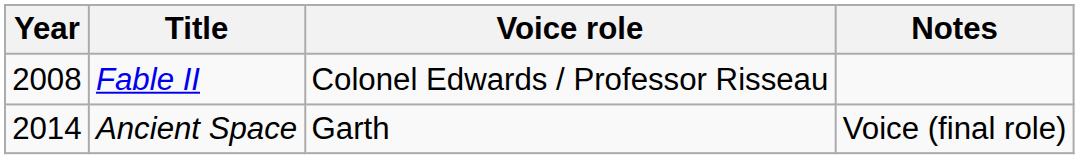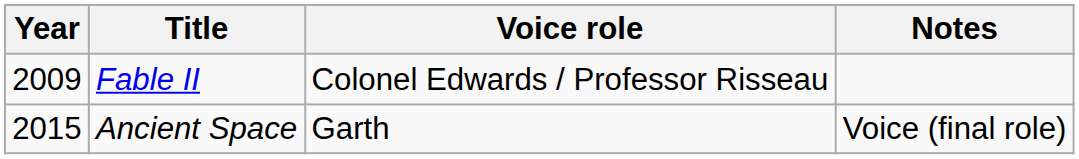(47, 78) 2008 -> (47, 78) 2009
(47, 128) 2014 -> (47, 128) 2015
